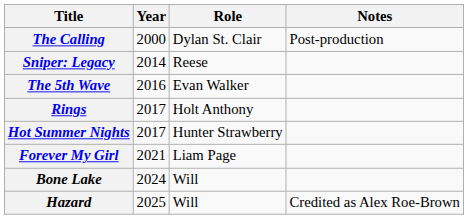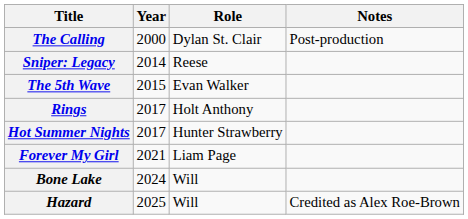(151, 86) 2016 -> (151, 86) 2015
